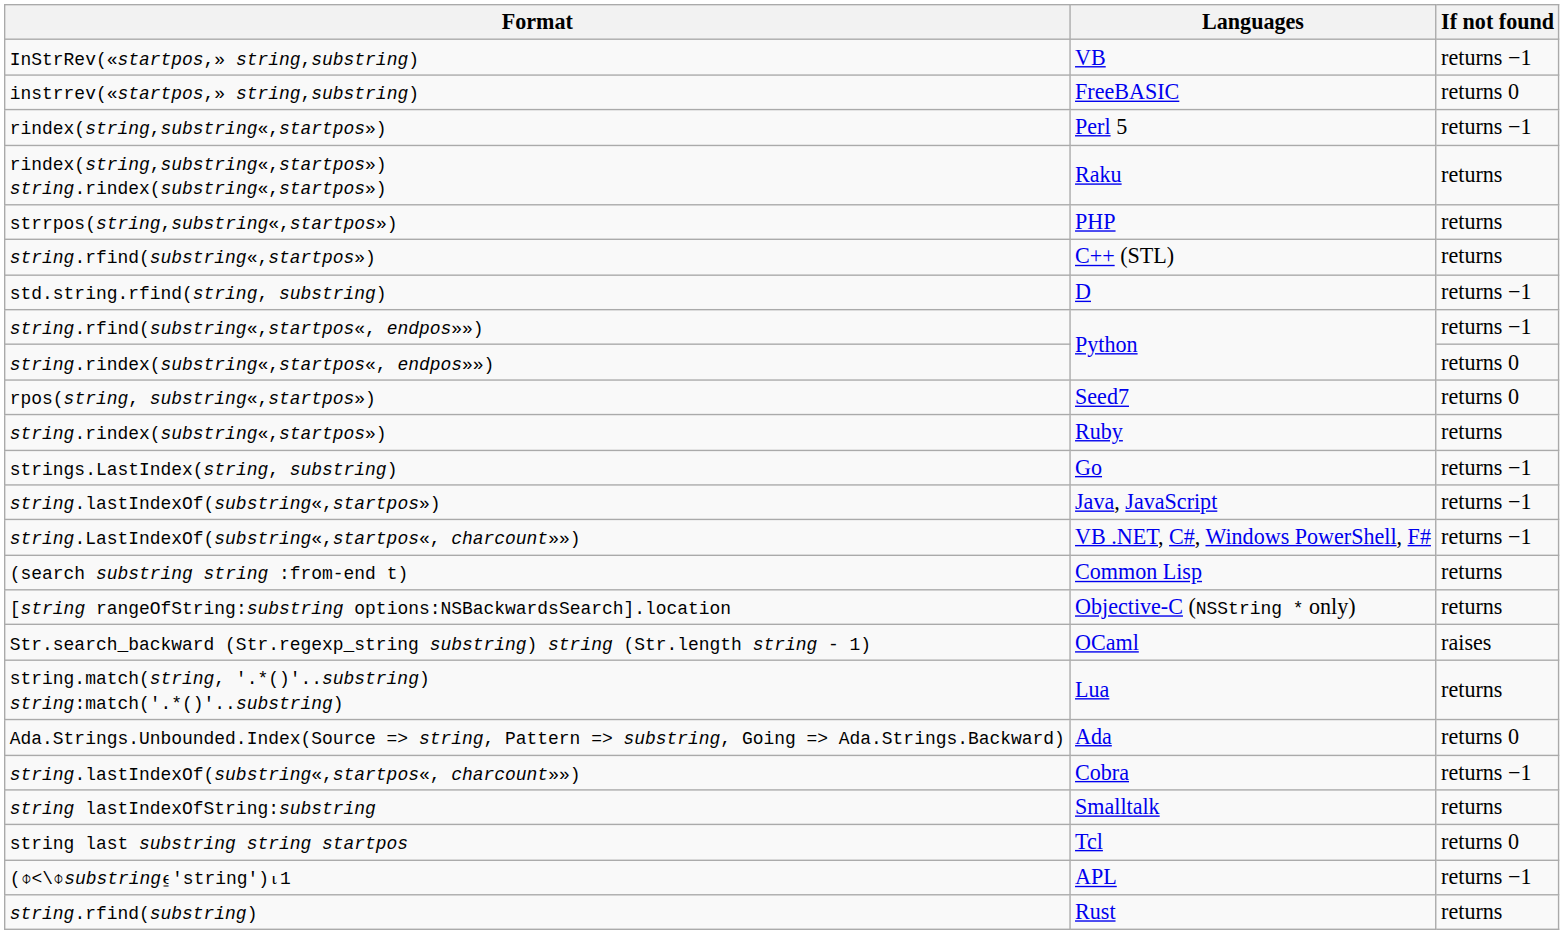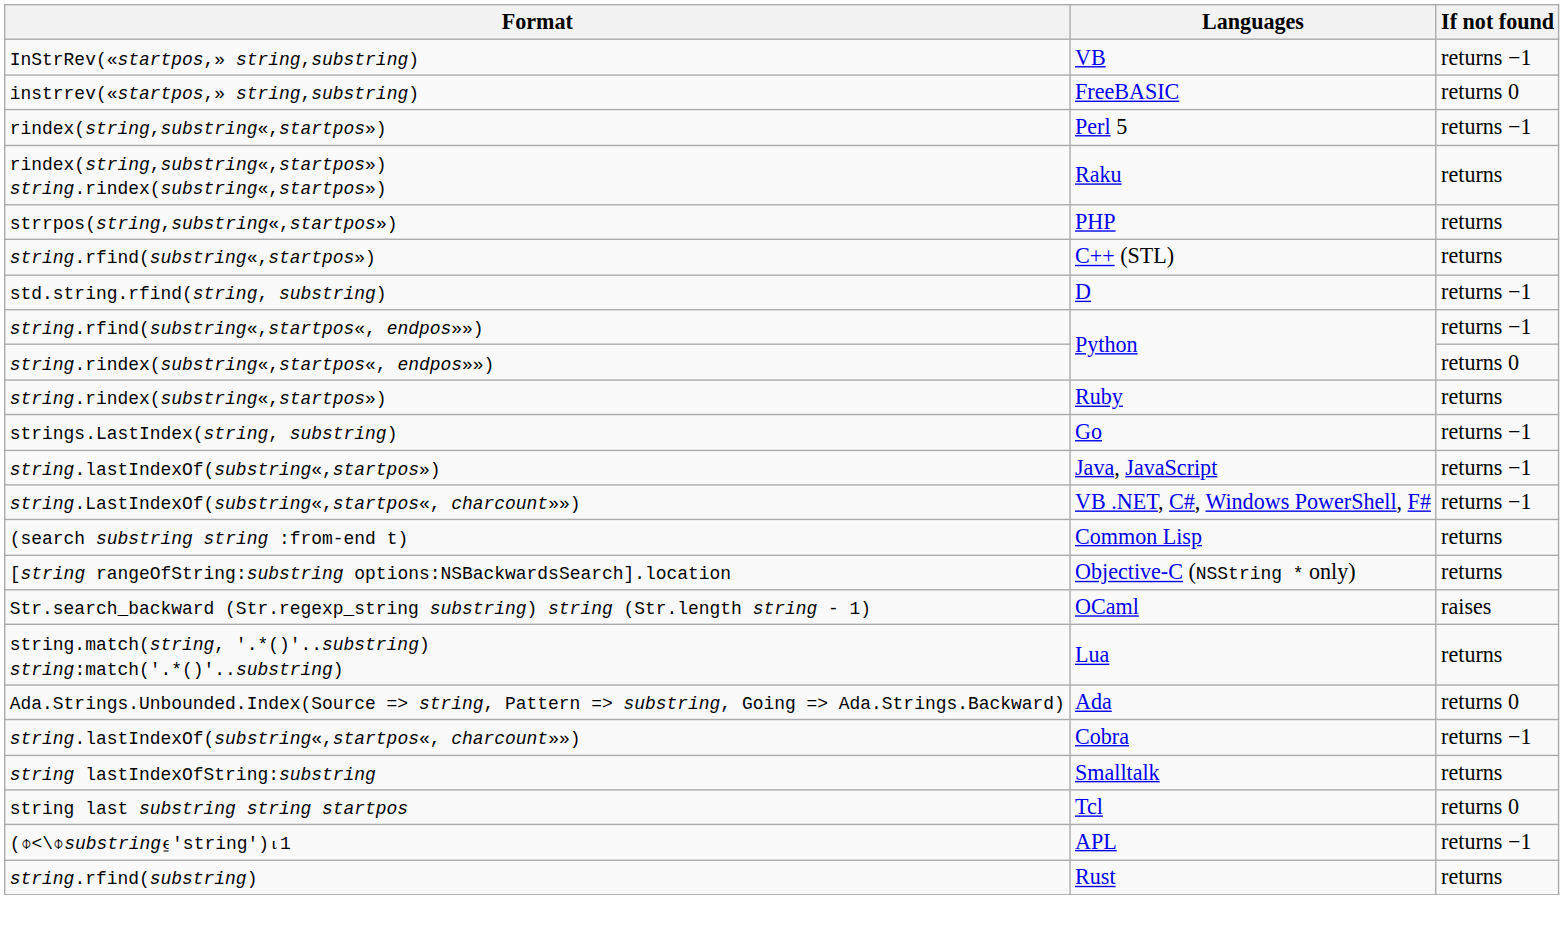- row: (193, 399)
